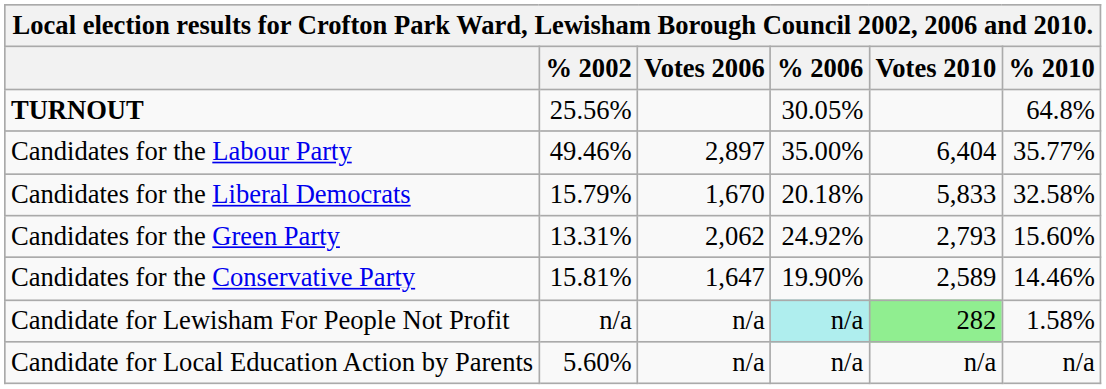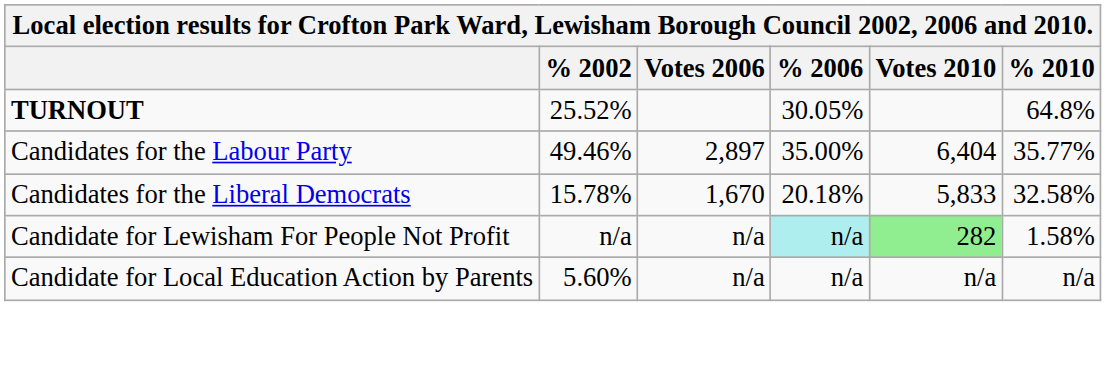(591, 109) 25.56% -> (591, 109) 25.52%
(591, 194) 15.79% -> (591, 194) 15.78%
- row: (175, 236)
- row: (213, 278)
